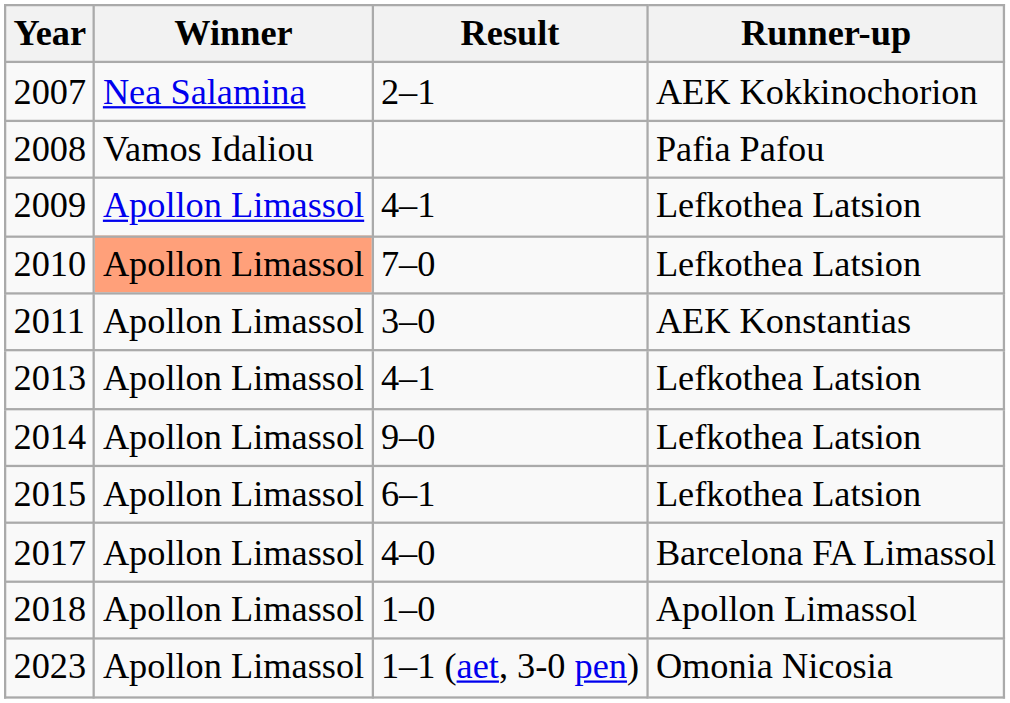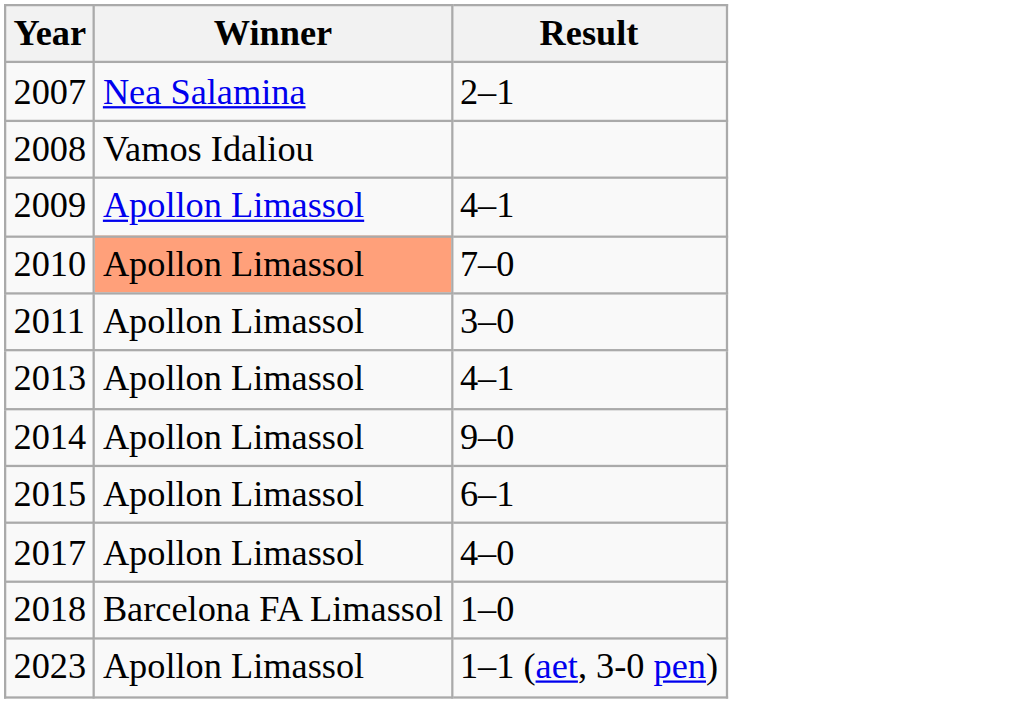- column: (826, 33)
(234, 609) Apollon Limassol -> (273, 609) Barcelona FA Limassol
